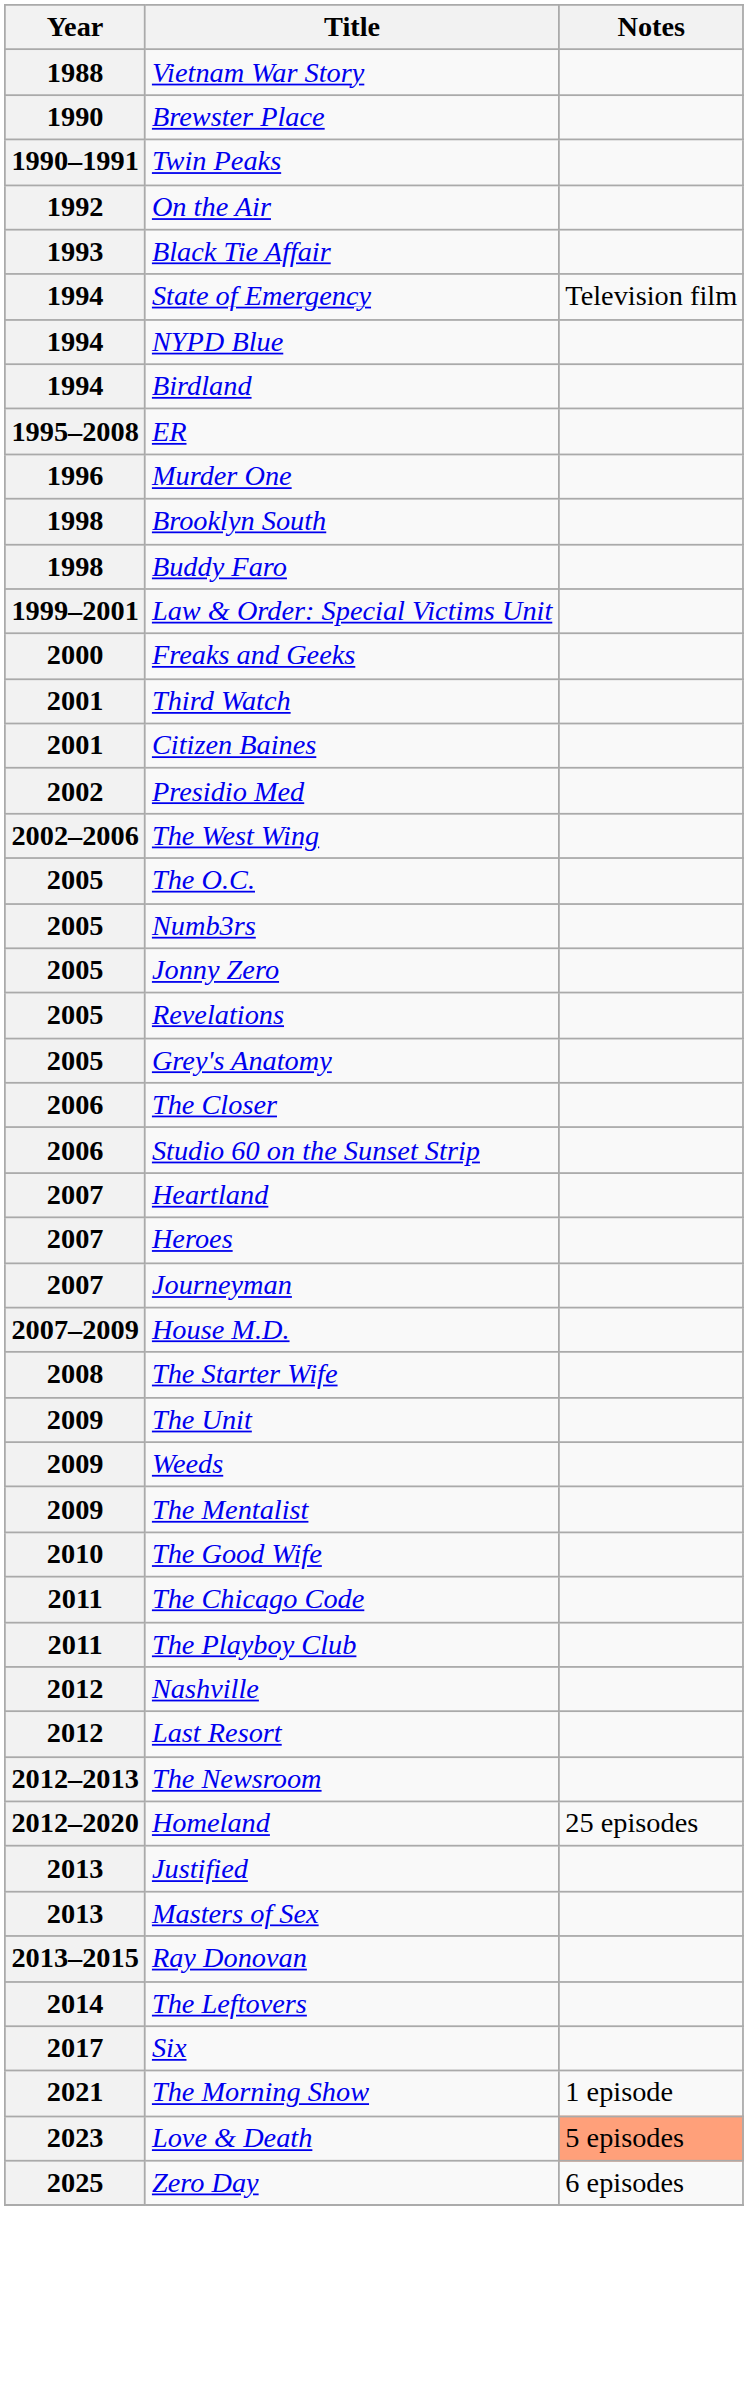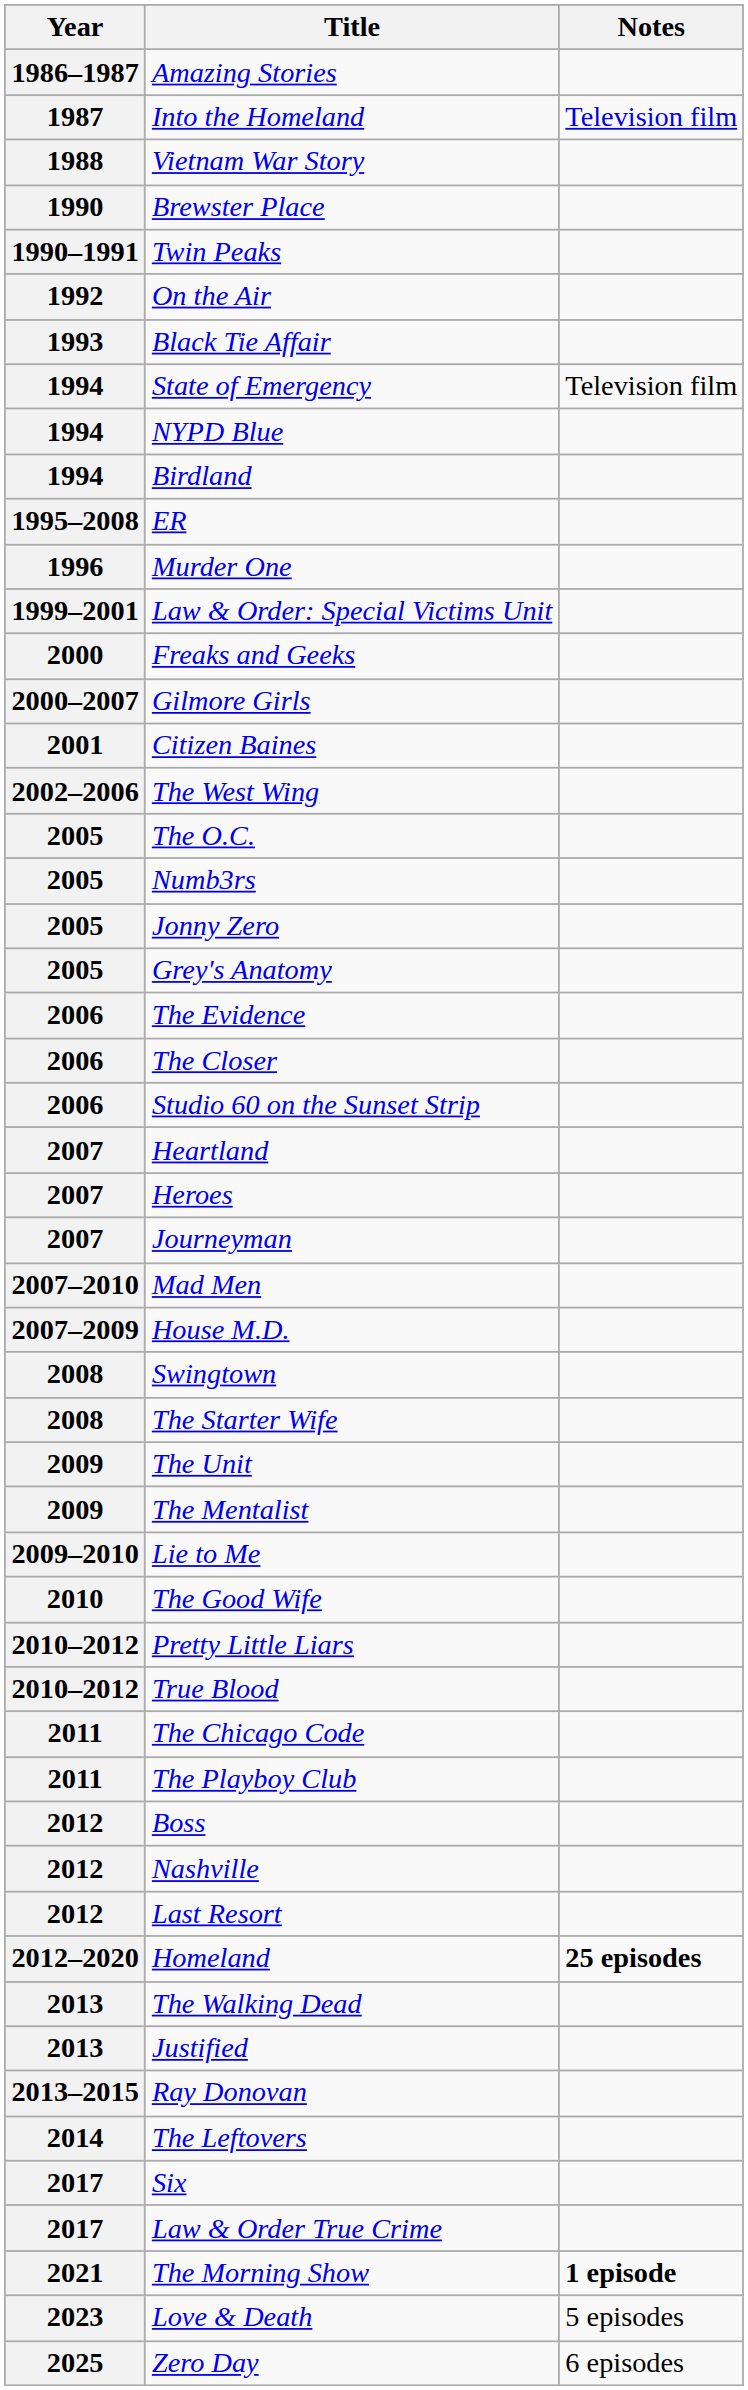+ row: (244, 71)
+ row: (258, 116)
- row: (239, 521)
- row: (219, 565)
+ row: (231, 700)
- row: (221, 700)
- row: (228, 790)
- row: (218, 1015)
+ row: (229, 1015)
+ row: (207, 1284)
+ row: (214, 1374)
- row: (188, 1464)
+ row: (206, 1554)
+ row: (253, 1643)
+ row: (215, 1688)
+ row: (179, 1823)
- row: (237, 1778)
(632, 1823) normal -> (633, 1958) bold
+ row: (257, 2003)
- row: (235, 1913)
+ row: (297, 2227)
(619, 2092) normal -> (621, 2272) bold
(625, 2137) lightsalmon background -> (625, 2317) no background
